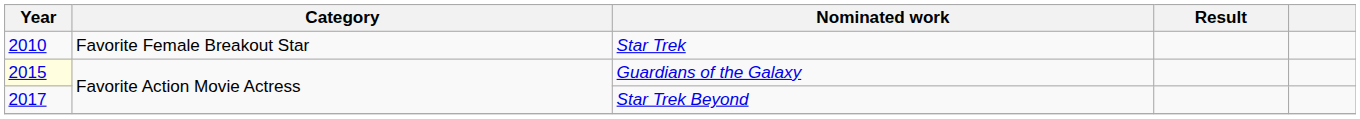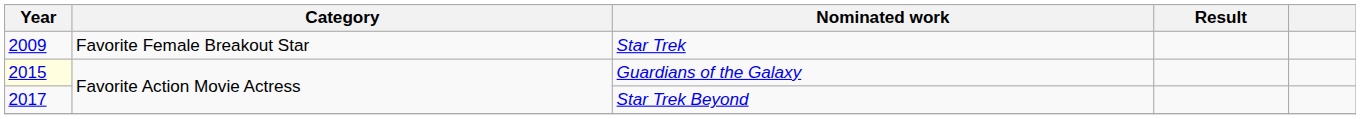(28, 45) 2010 -> (28, 45) 2009
